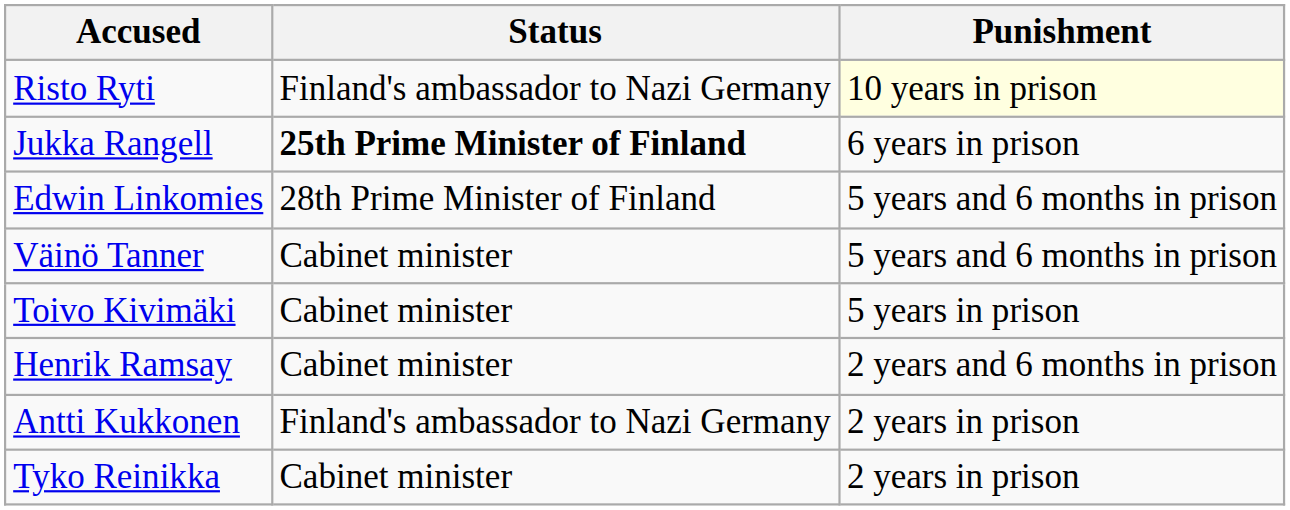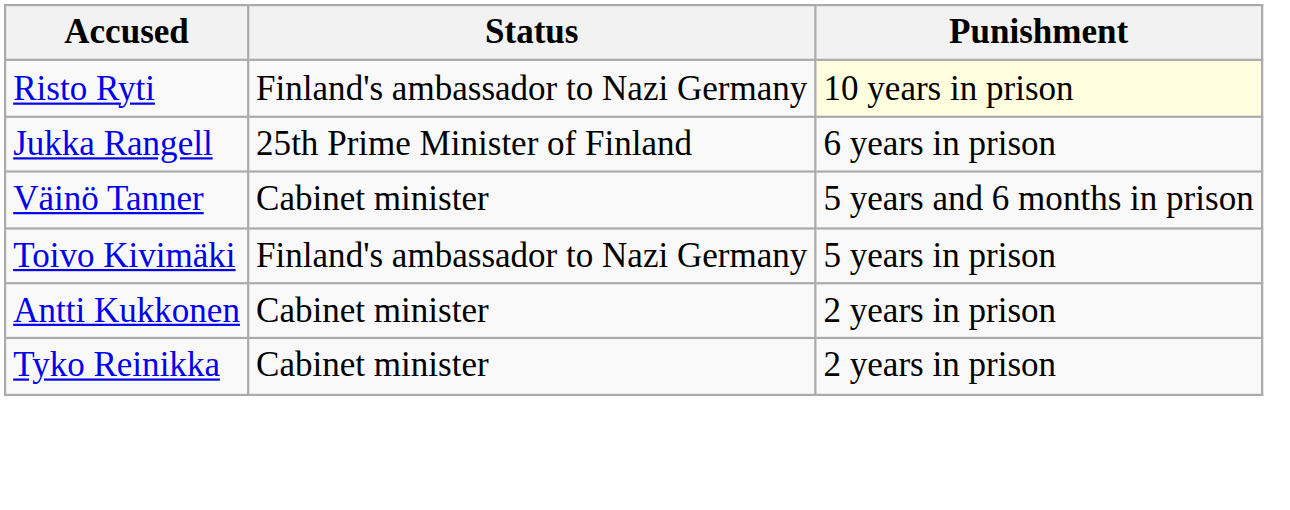(513, 143) bold -> (474, 143) normal
- row: (138, 198)
(396, 310) Cabinet minister -> (532, 254) Finland's ambassador to Nazi Germany
- row: (123, 365)
(555, 421) Finland's ambassador to Nazi Germany -> (372, 310) Cabinet minister
